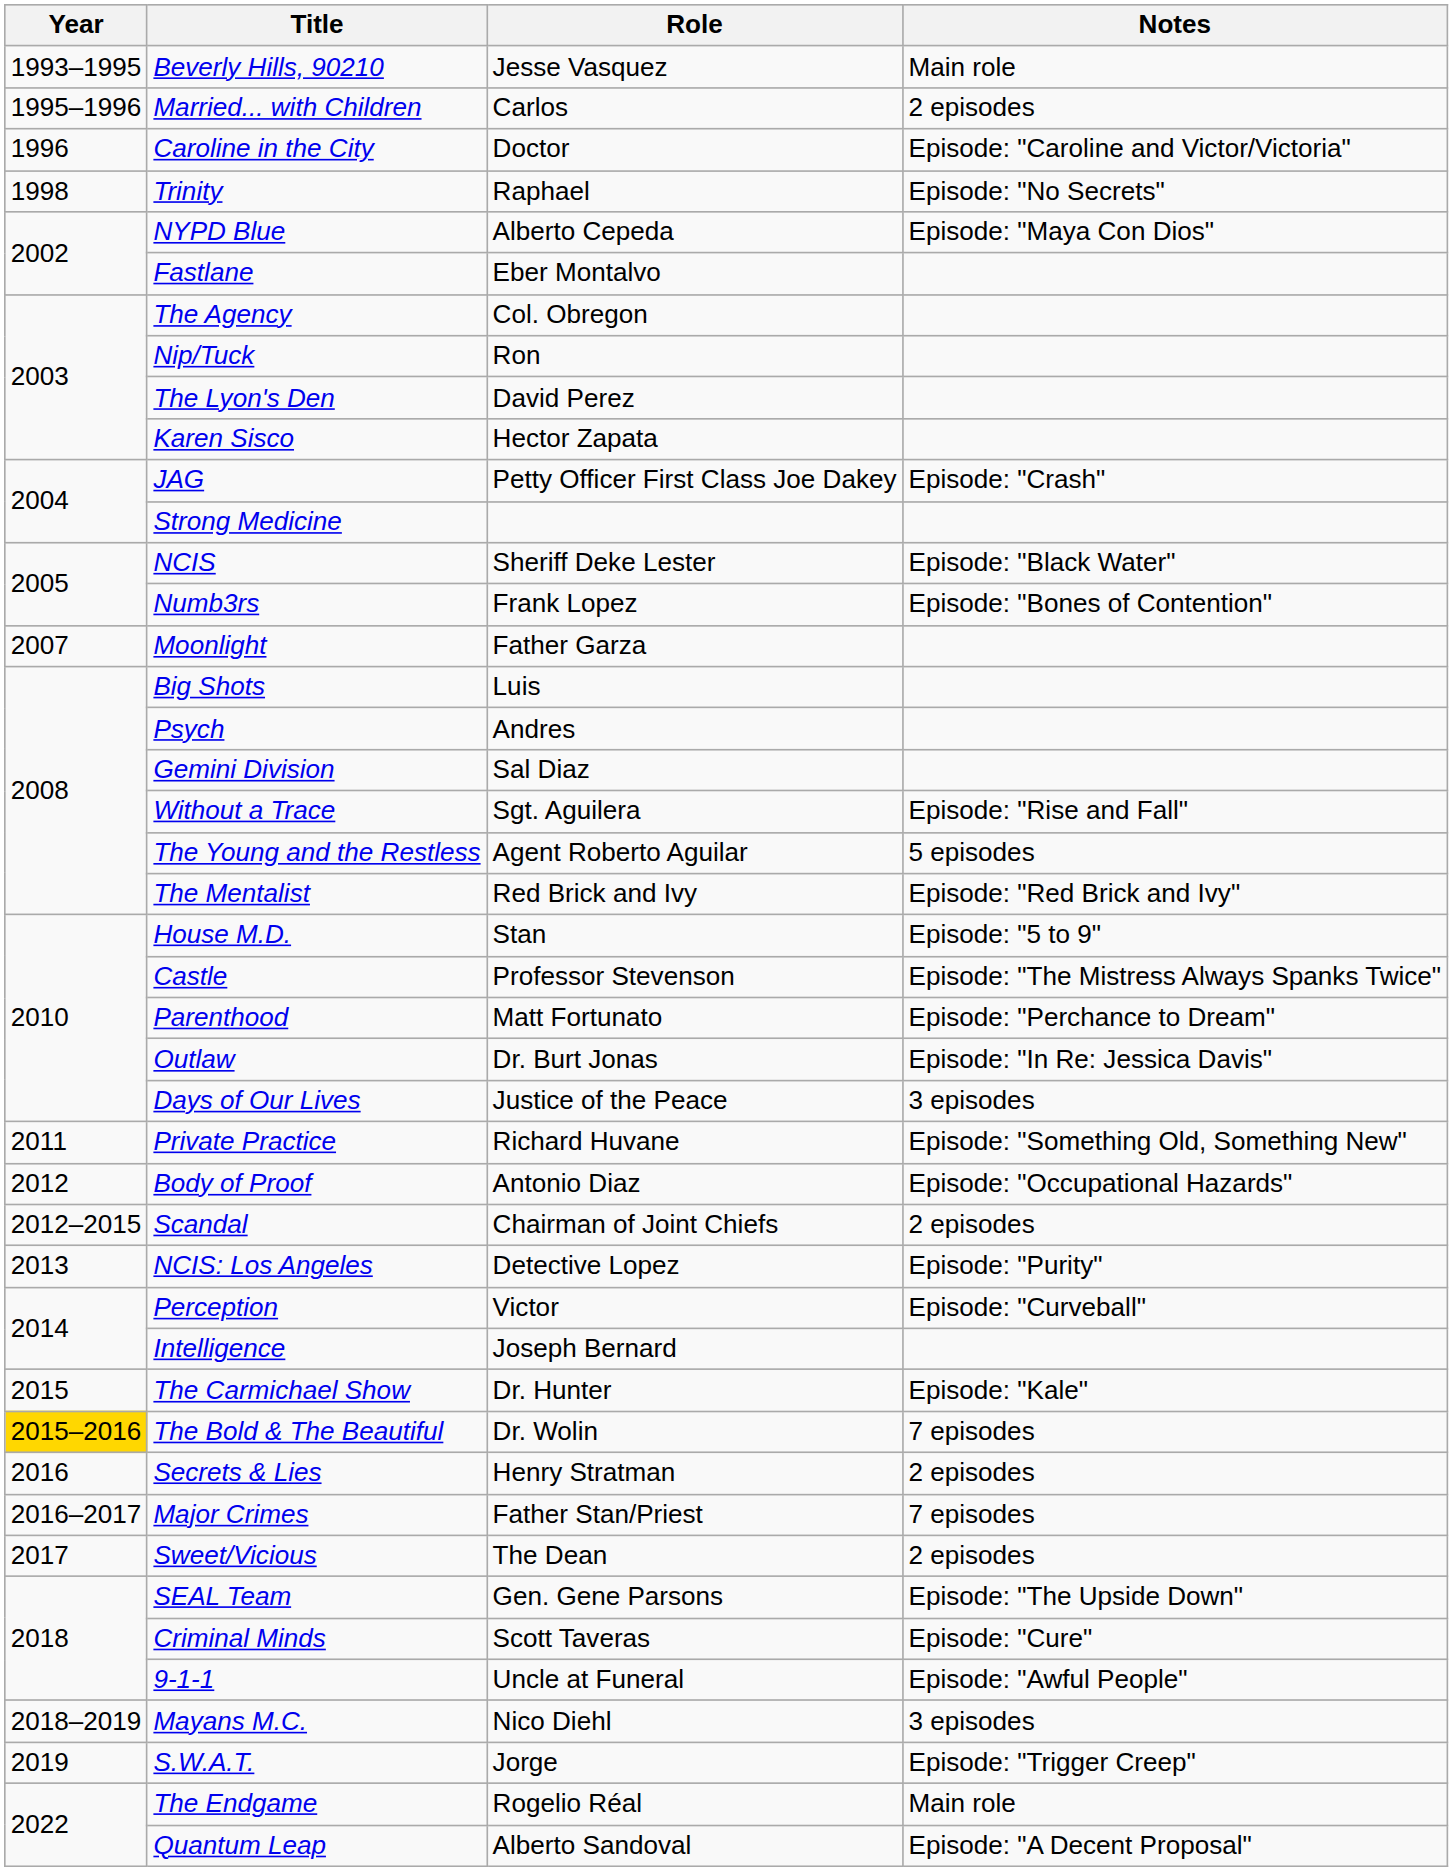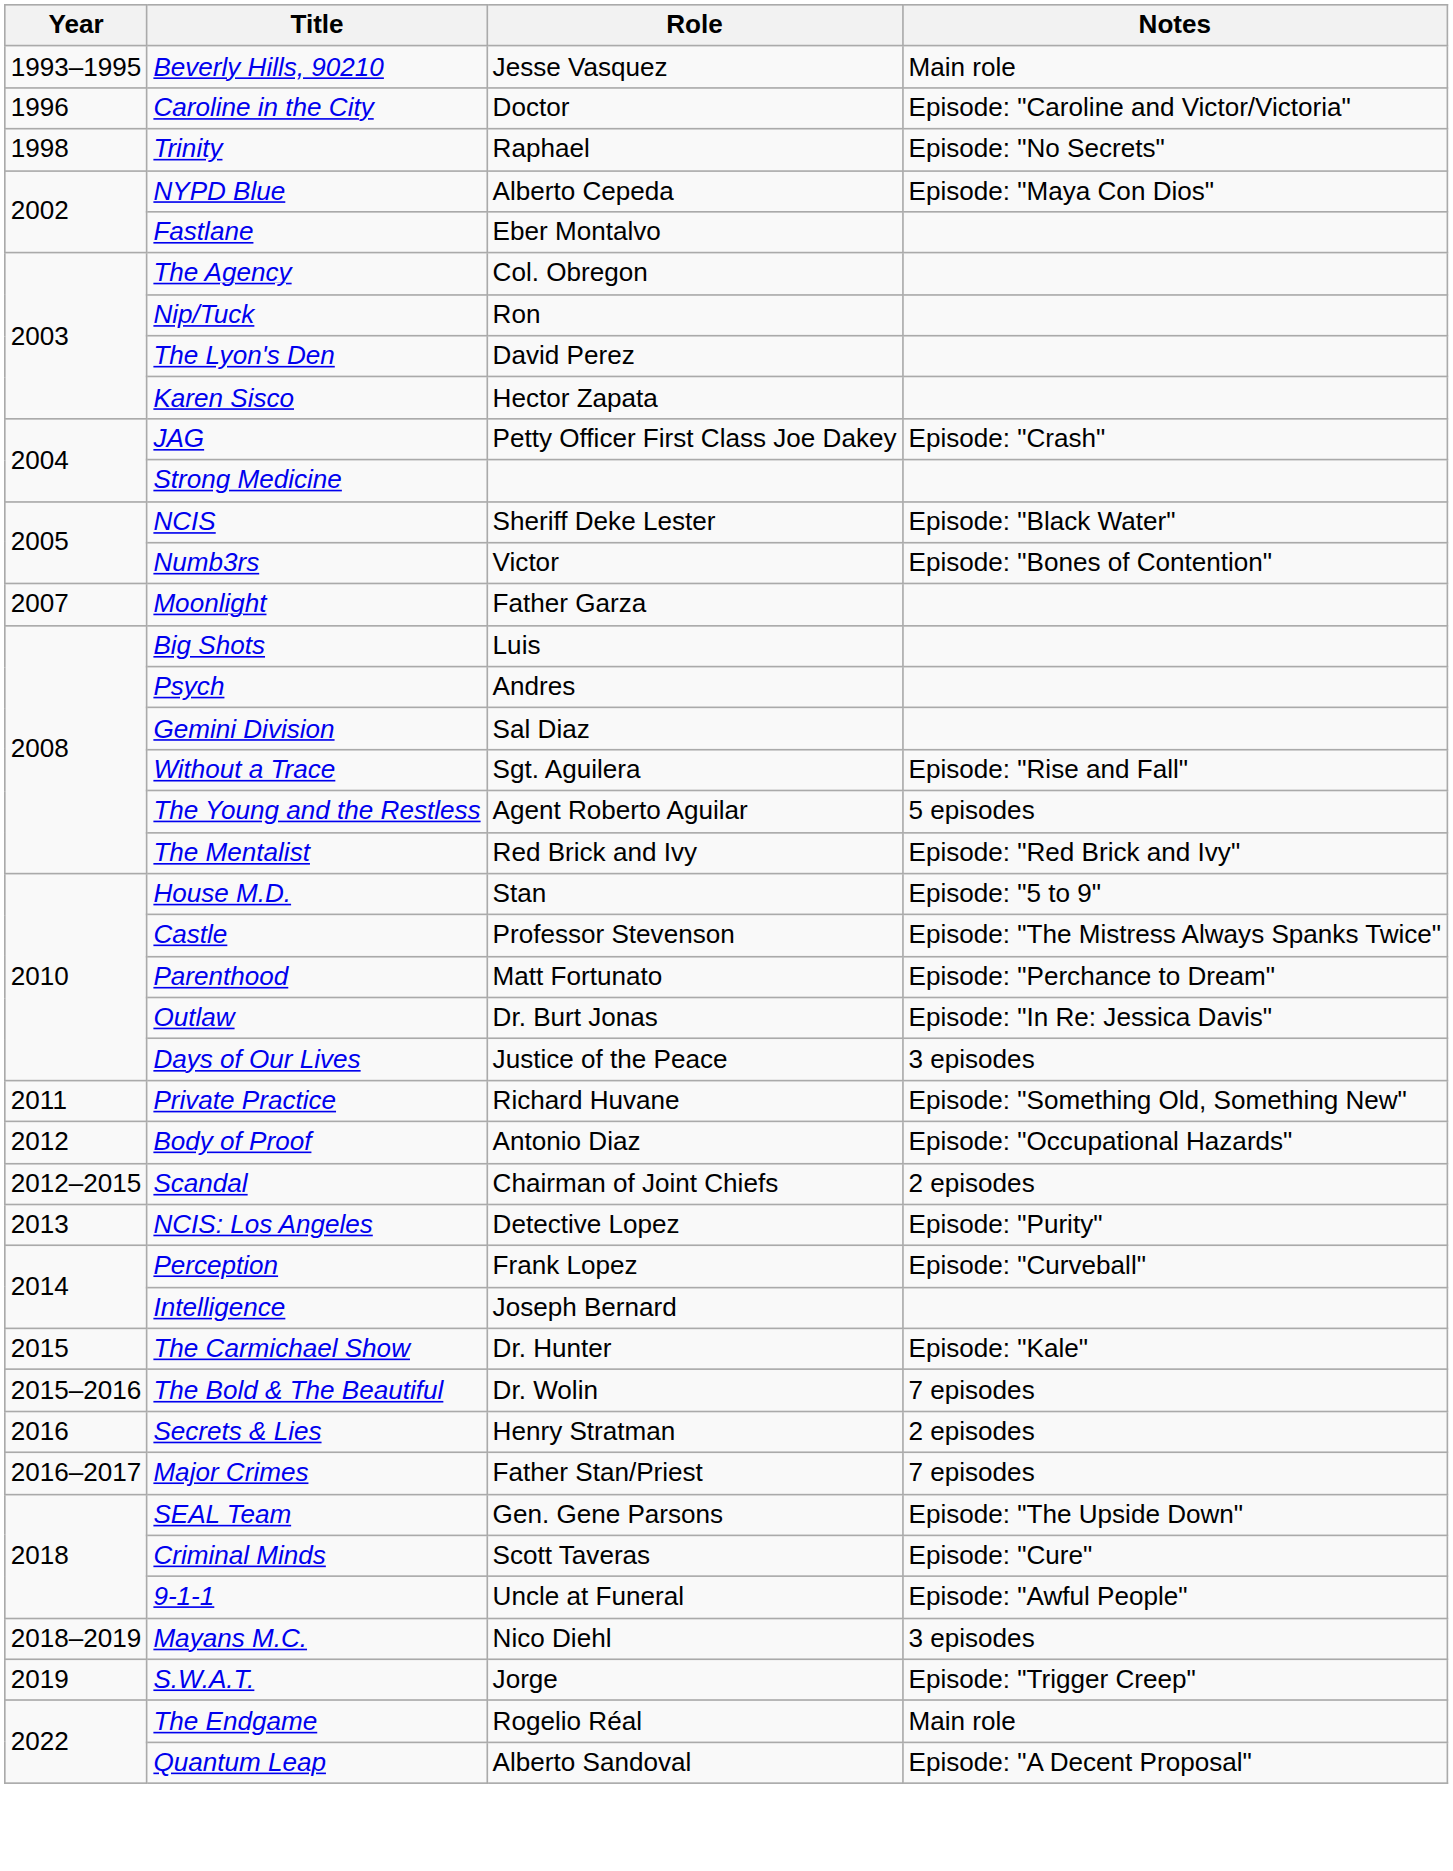- row: (287, 107)
(565, 604) Frank Lopez -> (526, 562) Victor
(526, 1307) Victor -> (565, 1266) Frank Lopez
(76, 1431) gold background -> (76, 1390) no background
- row: (235, 1555)
